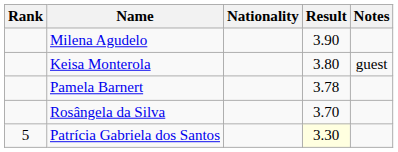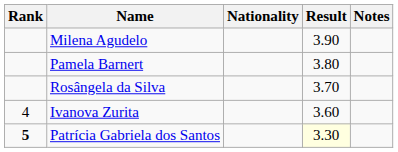- row: (100, 64)
(326, 87) 3.78 -> (326, 64) 3.80
+ row: (94, 111)
(25, 135) normal -> (25, 135) bold
